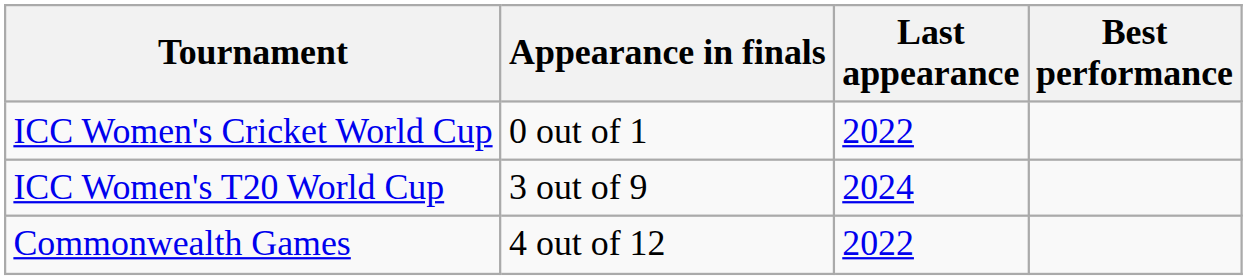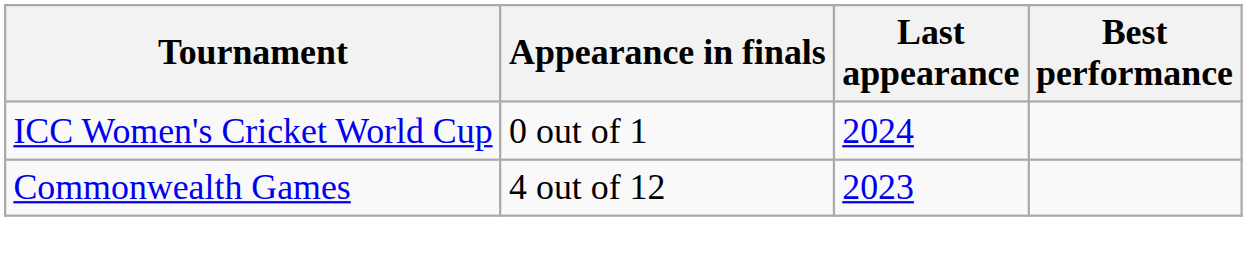(878, 130) 2022 -> (878, 130) 2024
- row: (229, 186)
(878, 243) 2022 -> (878, 186) 2023
